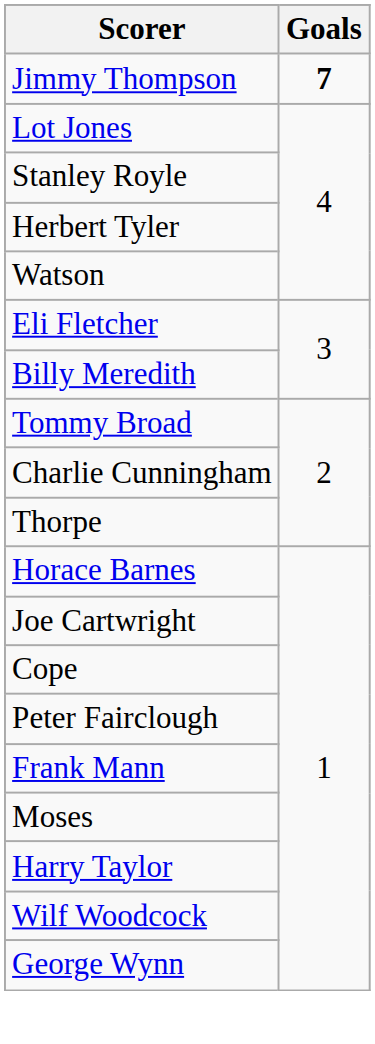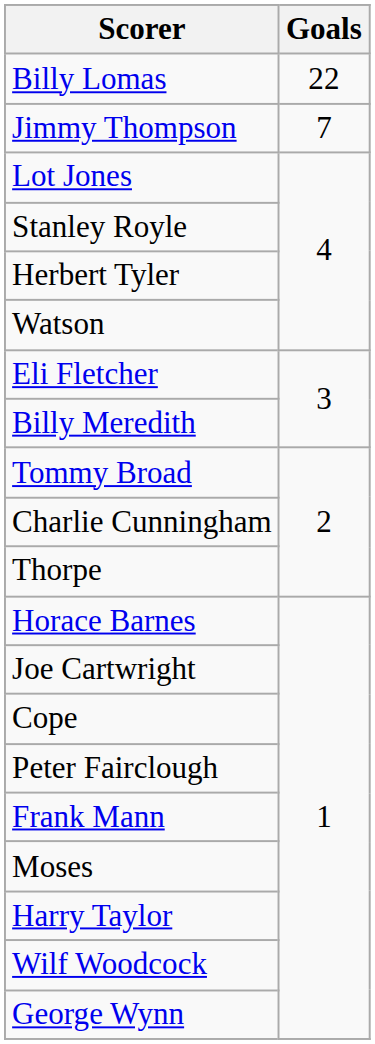+ row: (89, 78)
(324, 78) bold -> (324, 127) normal
